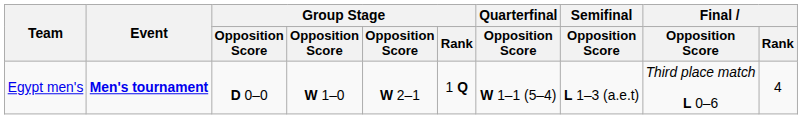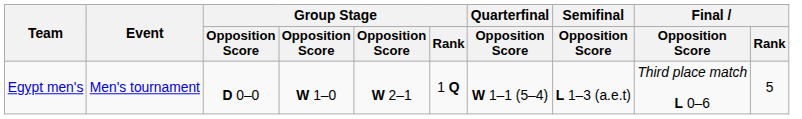(149, 88) bold -> (145, 88) normal
(778, 88) 4 -> (770, 88) 5
